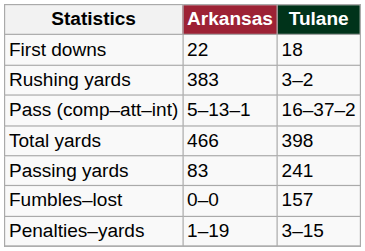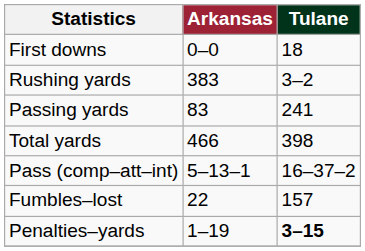(198, 49) 22 -> (203, 49) 0–0
rows swapped: (69, 170) <-> (94, 110)
(203, 200) 0–0 -> (198, 200) 22
(303, 230) normal -> (303, 230) bold
